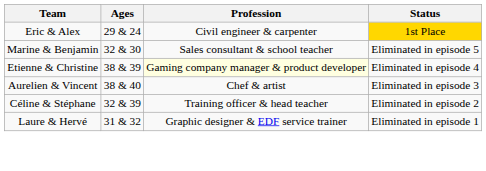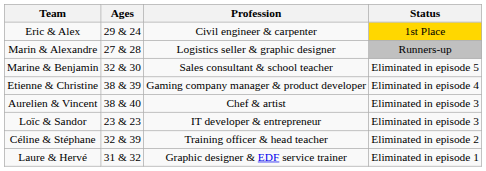+ row: (53, 49)
(256, 67) lightyellow background -> (256, 85) no background
+ row: (53, 121)
